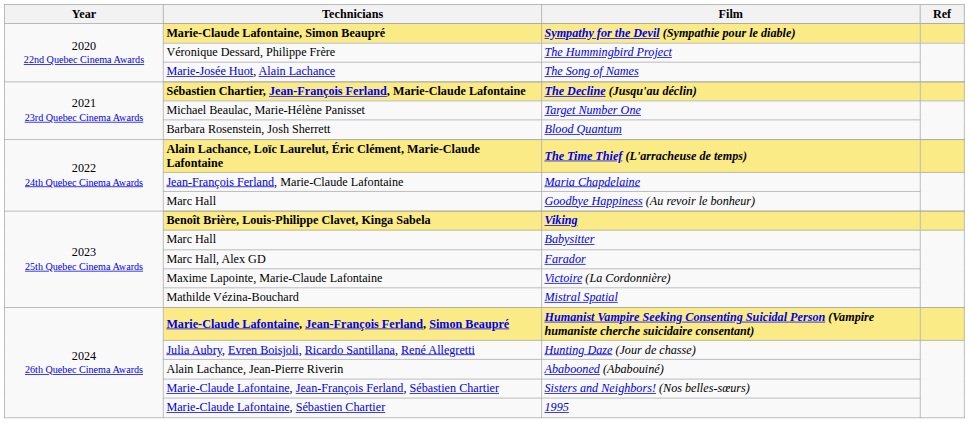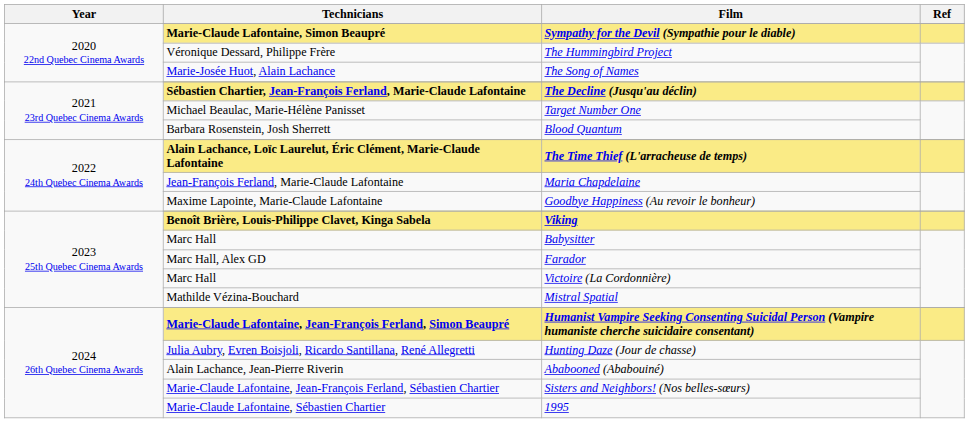(191, 201) Marc Hall -> (274, 201) Maxime Lapointe, Marie-Claude Lafontaine
(274, 278) Maxime Lapointe, Marie-Claude Lafontaine -> (191, 278) Marc Hall
